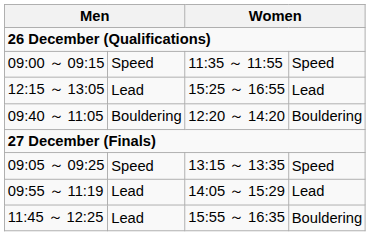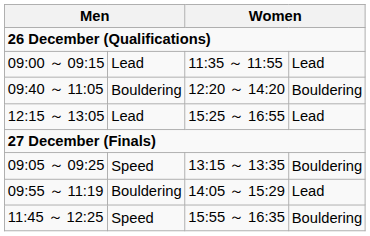(132, 64) Speed -> (128, 64) Lead
(313, 64) Speed -> (308, 64) Lead
rows swapped: (56, 115) <-> (56, 89)
(313, 165) Speed -> (327, 165) Bouldering
(128, 192) Lead -> (146, 192) Bouldering
(128, 218) Lead -> (132, 218) Speed
